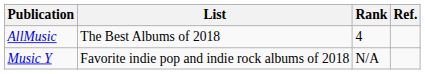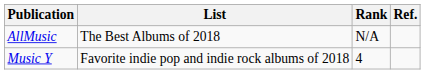(359, 36) 4 -> (367, 36) N/A
(367, 58) N/A -> (359, 58) 4
